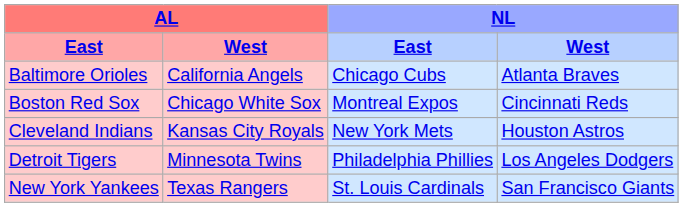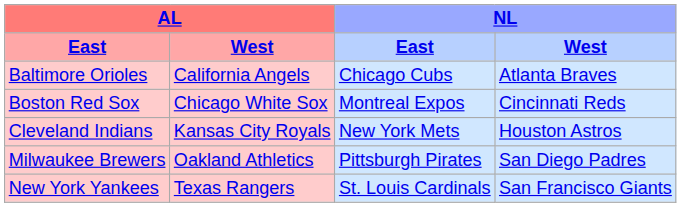- row: (62, 159)
+ row: (87, 159)
